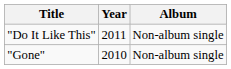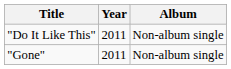(114, 54) 2010 -> (114, 54) 2011
